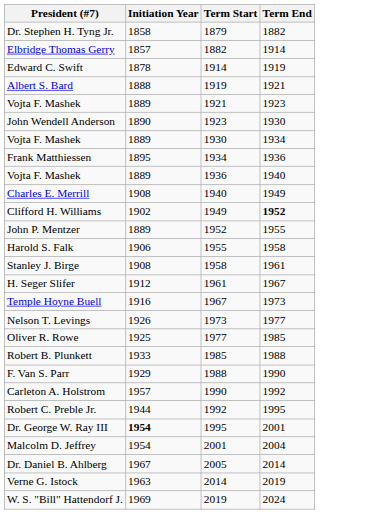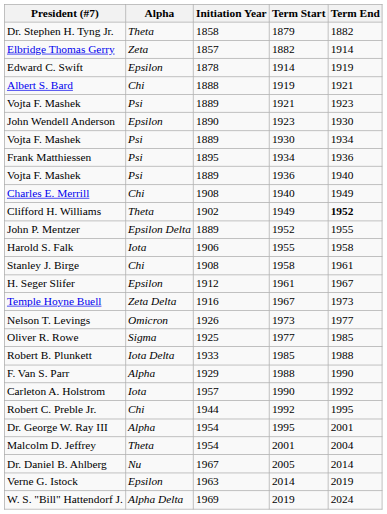+ column: (159, 13)
(139, 427) bold -> (207, 427) normal
